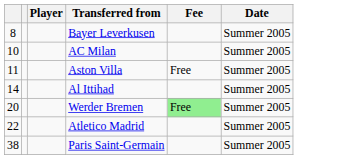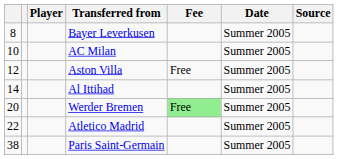+ column: (313, 13)
(13, 70) 11 -> (13, 70) 12
